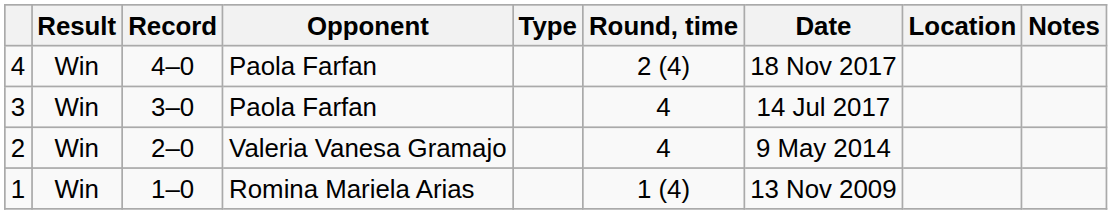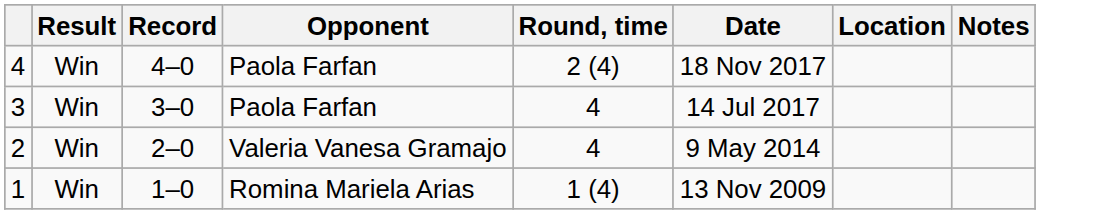- column: (548, 25)
